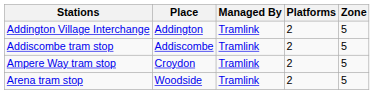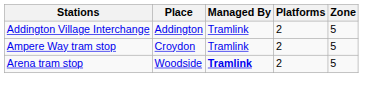- row: (60, 47)
(239, 81) normal -> (230, 64) bold
